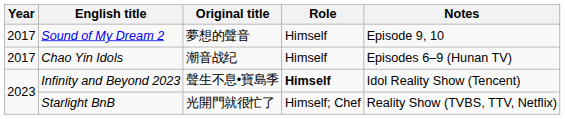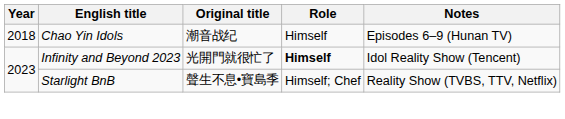- row: (103, 35)
(21, 58) 2017 -> (21, 35) 2018
(233, 80) 聲生不息•寶島季 -> (230, 57) 光開門就很忙了
(230, 102) 光開門就很忙了 -> (233, 80) 聲生不息•寶島季
